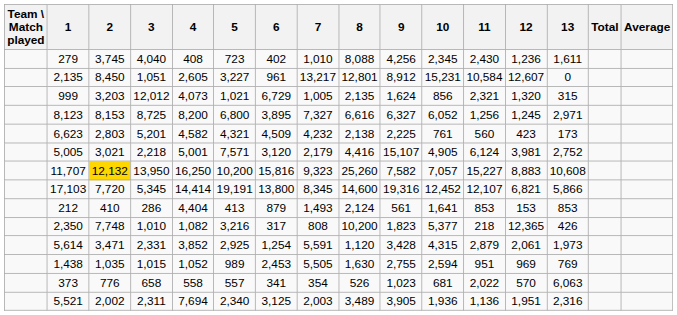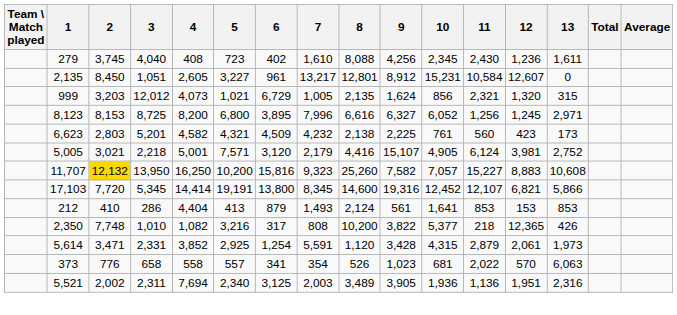(318, 59) 1,010 -> (318, 59) 1,610
(318, 115) 7,327 -> (318, 115) 7,996
(401, 227) 1,823 -> (401, 227) 3,822
- row: (68, 264)
